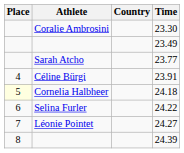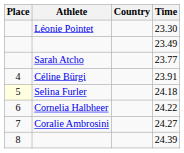(72, 28) Coralie Ambrosini -> (64, 28) Léonie Pointet
(71, 92) Cornelia Halbheer -> (60, 92) Selina Furler
(60, 108) Selina Furler -> (71, 108) Cornelia Halbheer
(64, 124) Léonie Pointet -> (72, 124) Coralie Ambrosini
